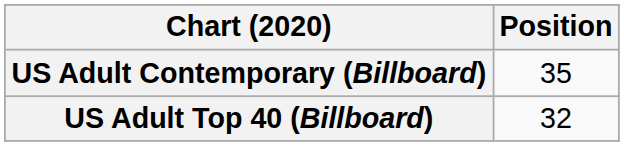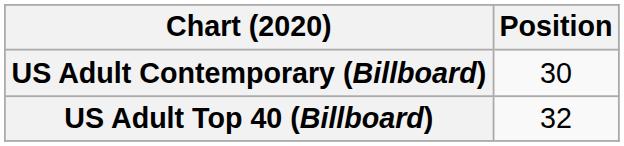(556, 72) 35 -> (556, 72) 30
